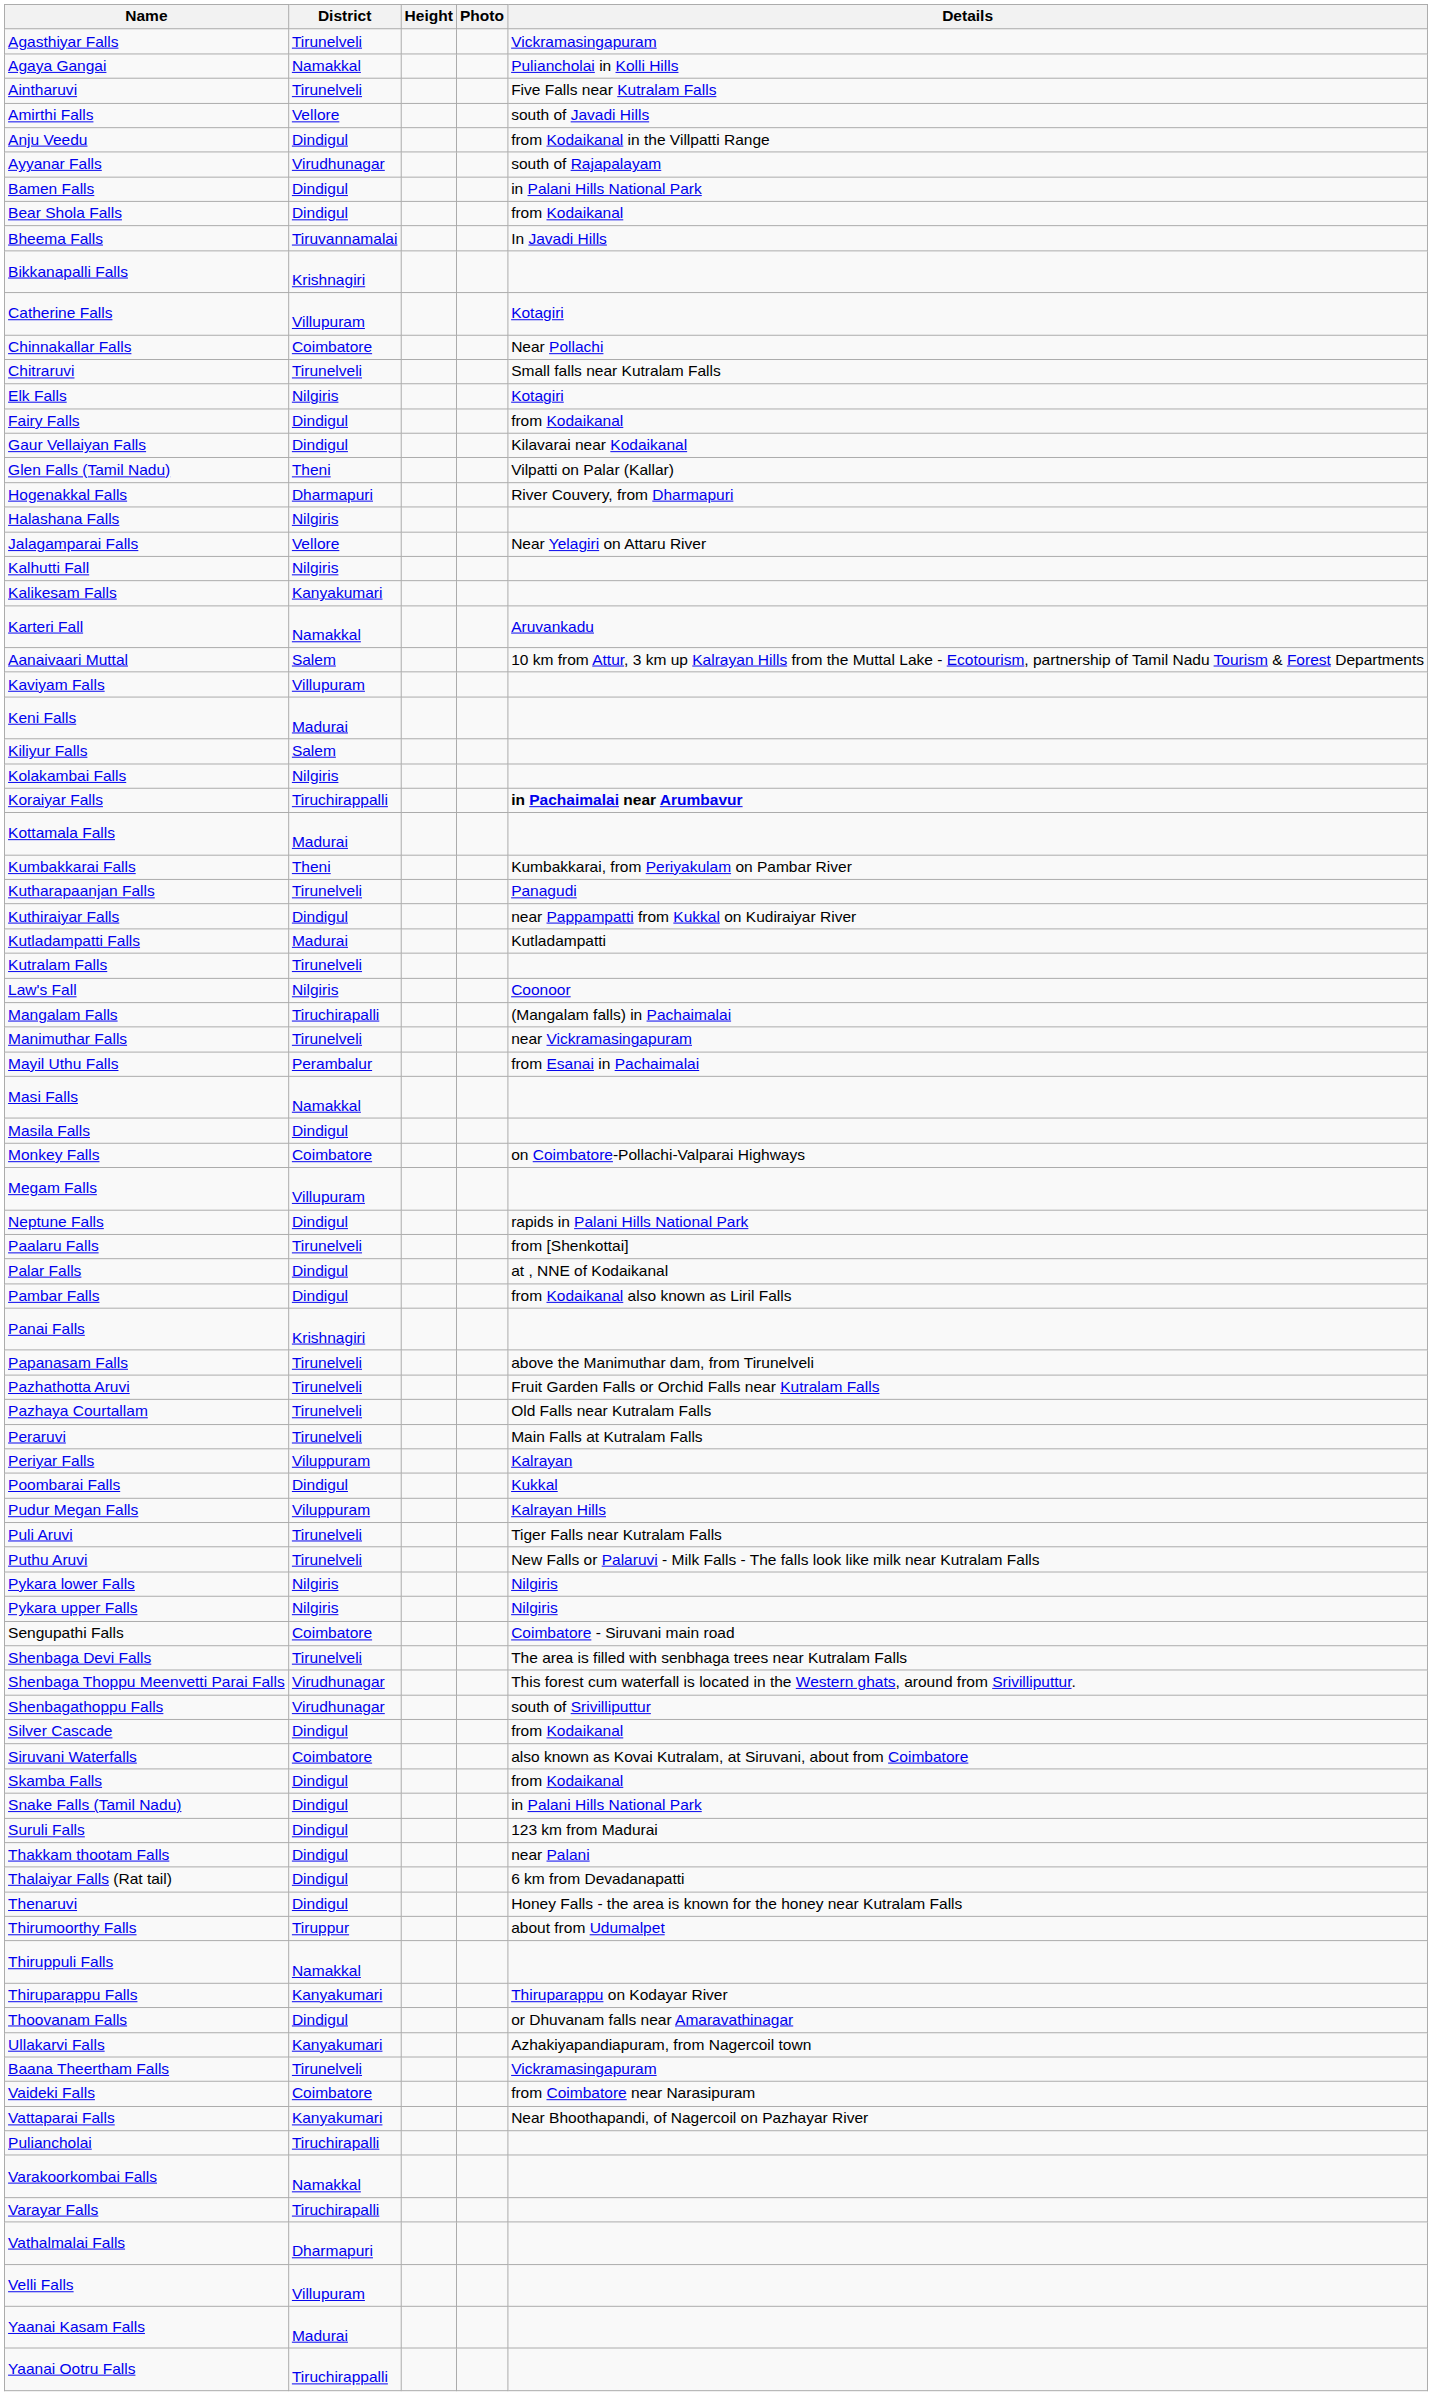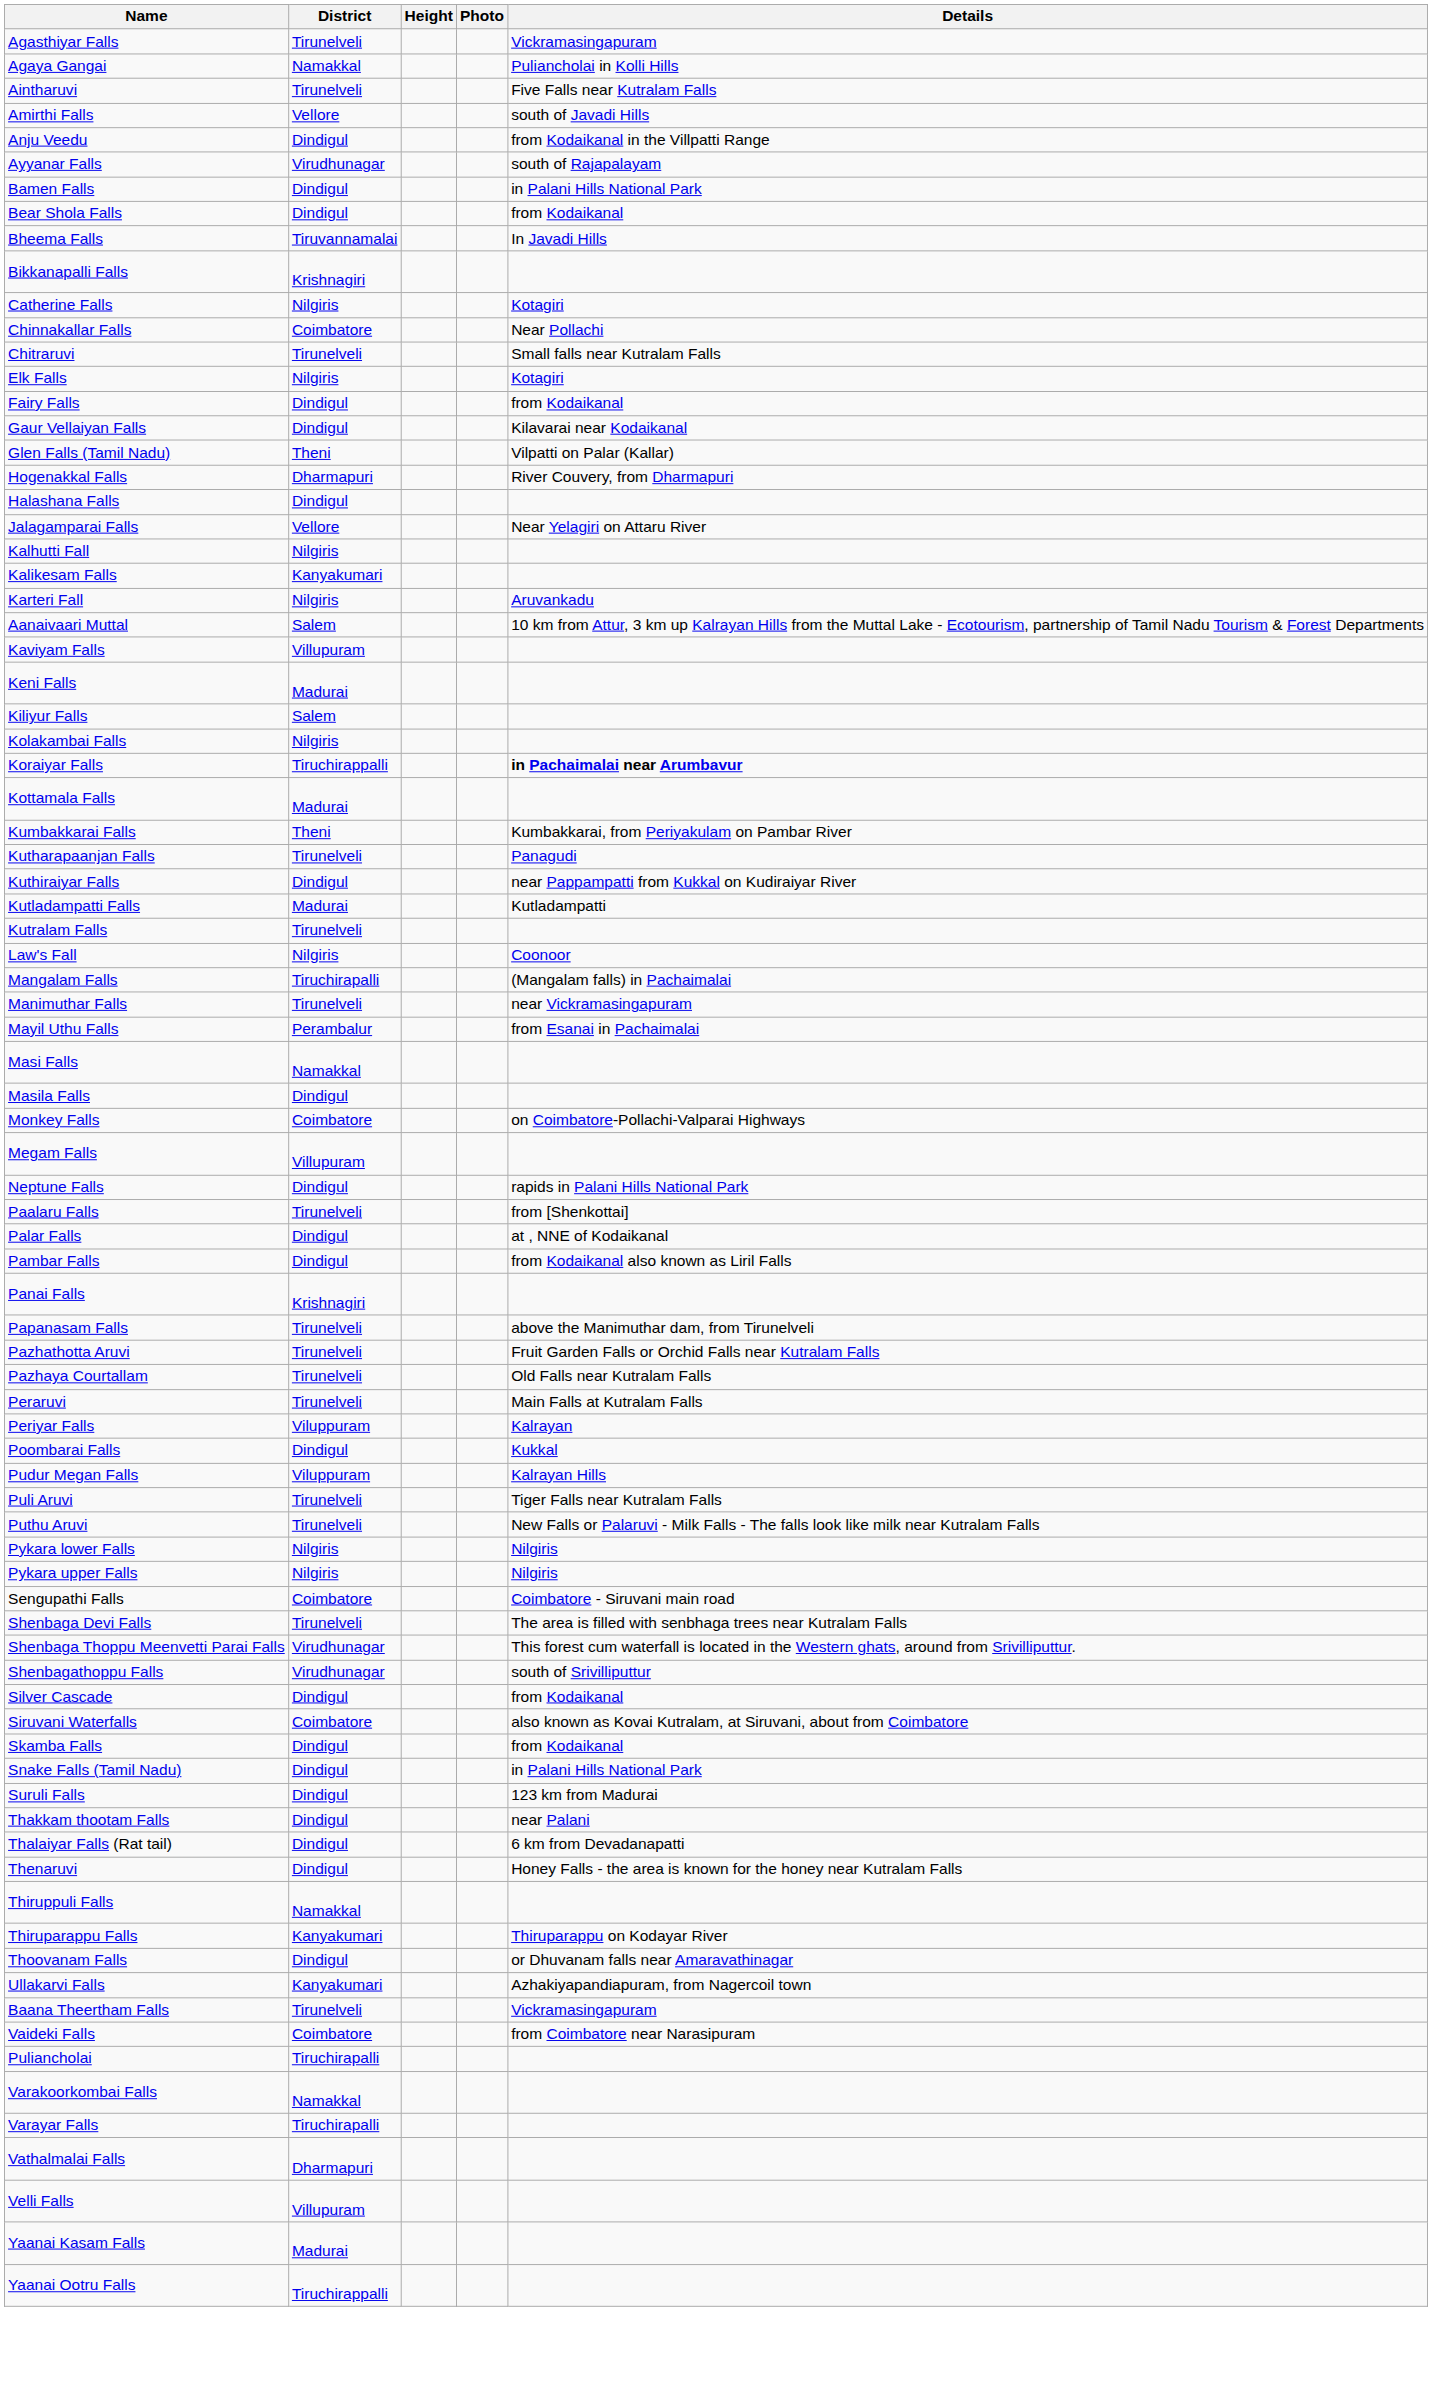(328, 322) Villupuram -> (315, 305) Nilgiris
(315, 519) Nilgiris -> (320, 501) Dindigul
(326, 635) Namakkal -> (315, 600) Nilgiris
- row: (72, 1928)
- row: (61, 2118)
